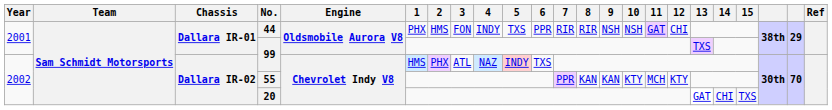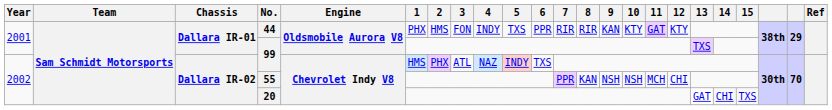(611, 29) NSH -> (611, 29) KAN
(634, 29) NSH -> (634, 29) KTY
(679, 29) CHI -> (679, 29) KTY
(611, 79) KAN -> (611, 79) NSH
(634, 79) KTY -> (634, 79) NSH
(679, 79) KTY -> (679, 79) CHI
